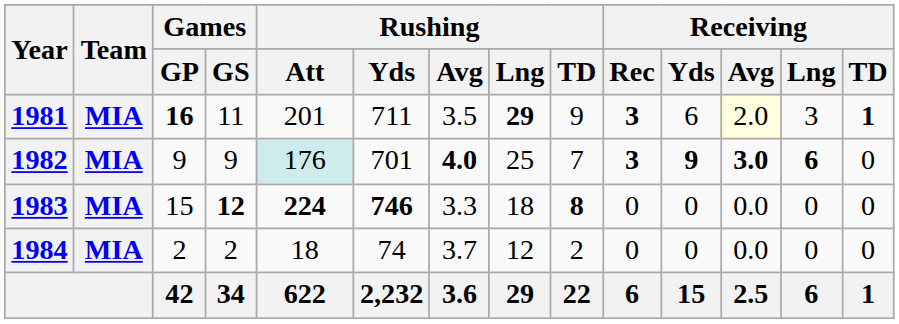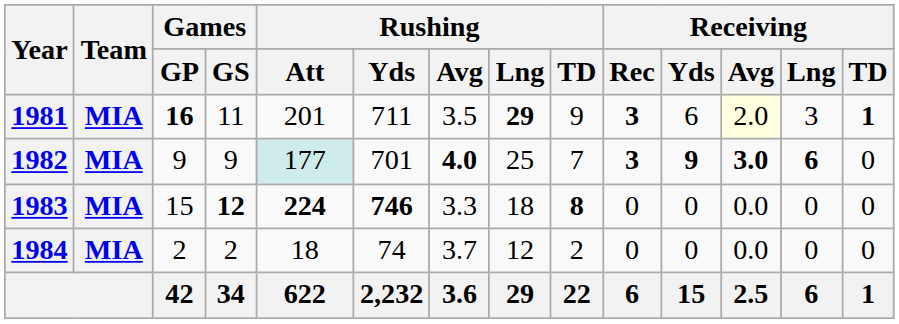(305, 160) 176 -> (305, 160) 177
